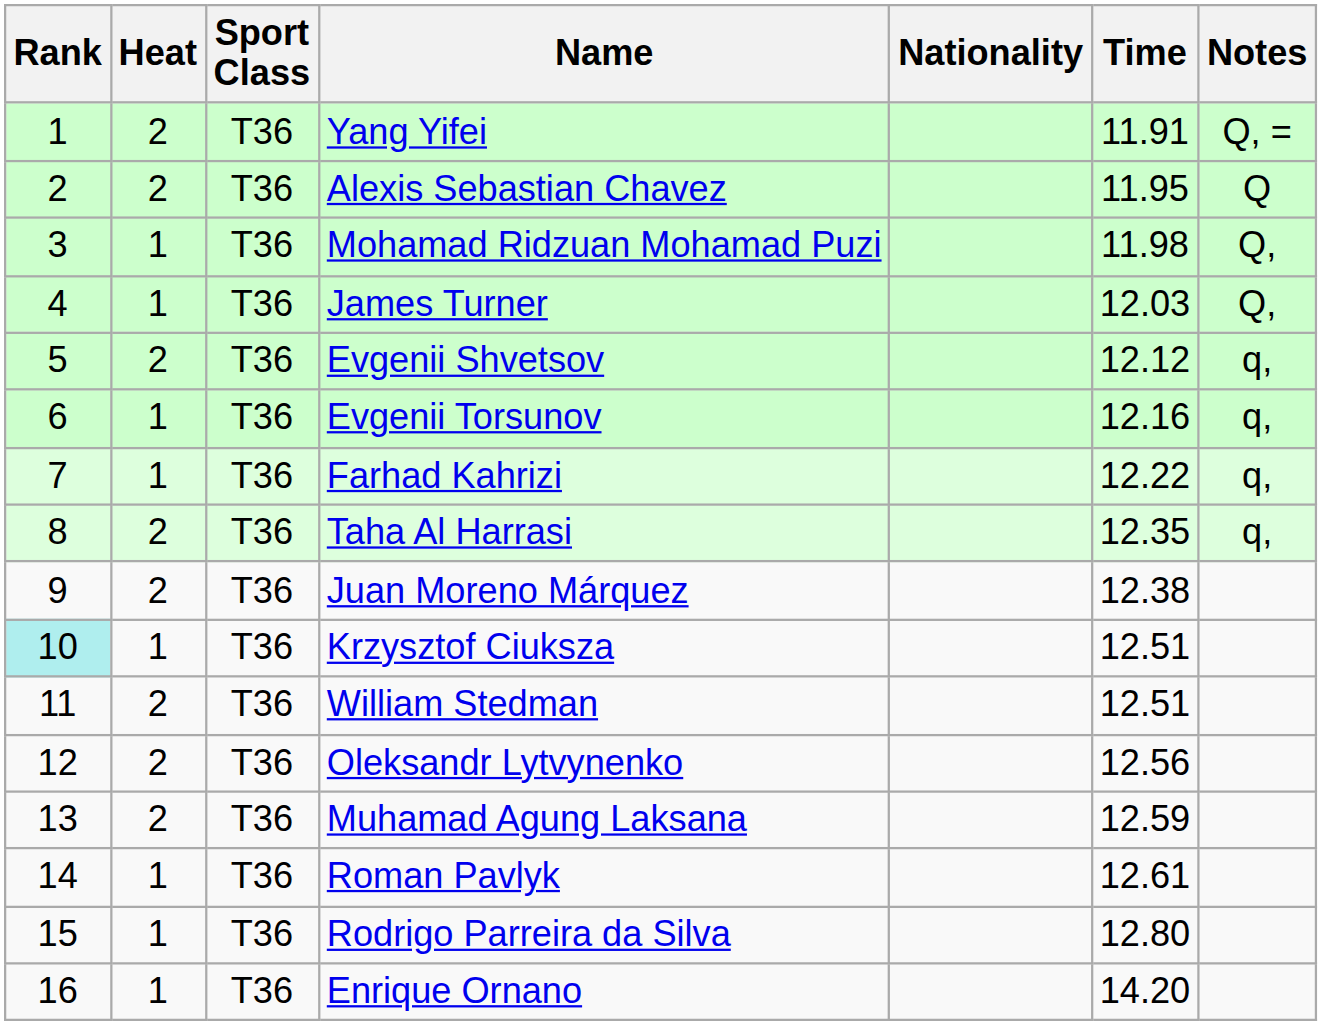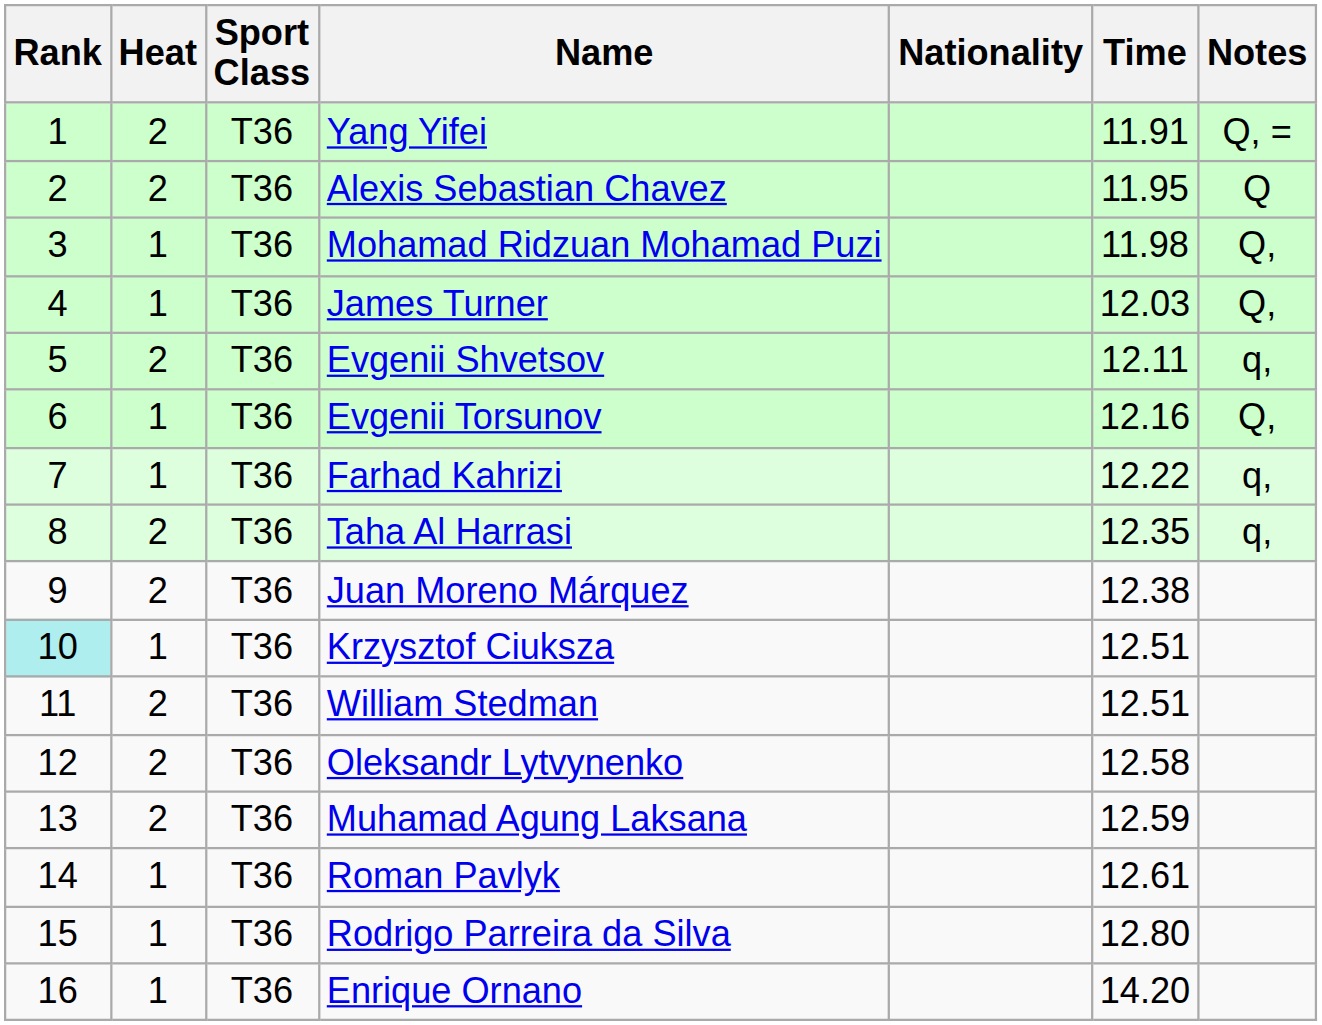(1145, 360) 12.12 -> (1145, 360) 12.11
(1257, 417) q, -> (1257, 417) Q,
(1145, 762) 12.56 -> (1145, 762) 12.58
